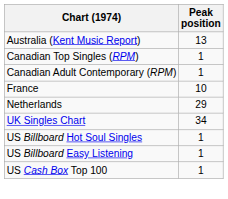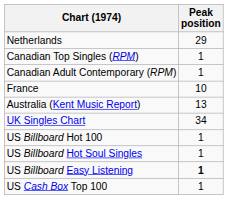rows swapped: (74, 40) <-> (34, 105)
+ row: (54, 137)
(201, 154) normal -> (201, 170) bold
